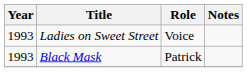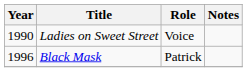(21, 35) 1993 -> (21, 35) 1990
(21, 56) 1993 -> (21, 56) 1996
